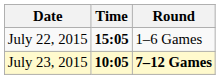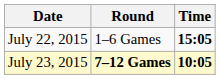columns swapped: (112, 16) <-> (174, 16)
